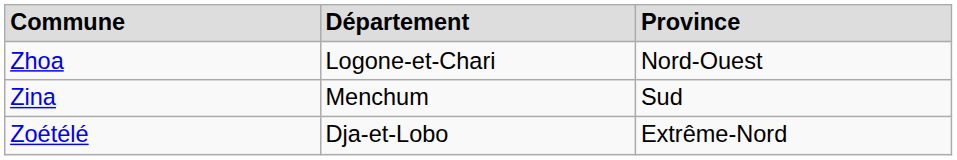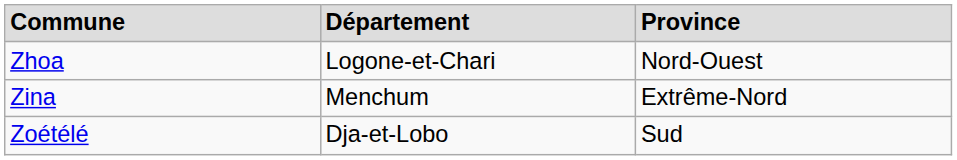(662, 97) Sud -> (714, 97) Extrême-Nord
(714, 135) Extrême-Nord -> (662, 135) Sud
